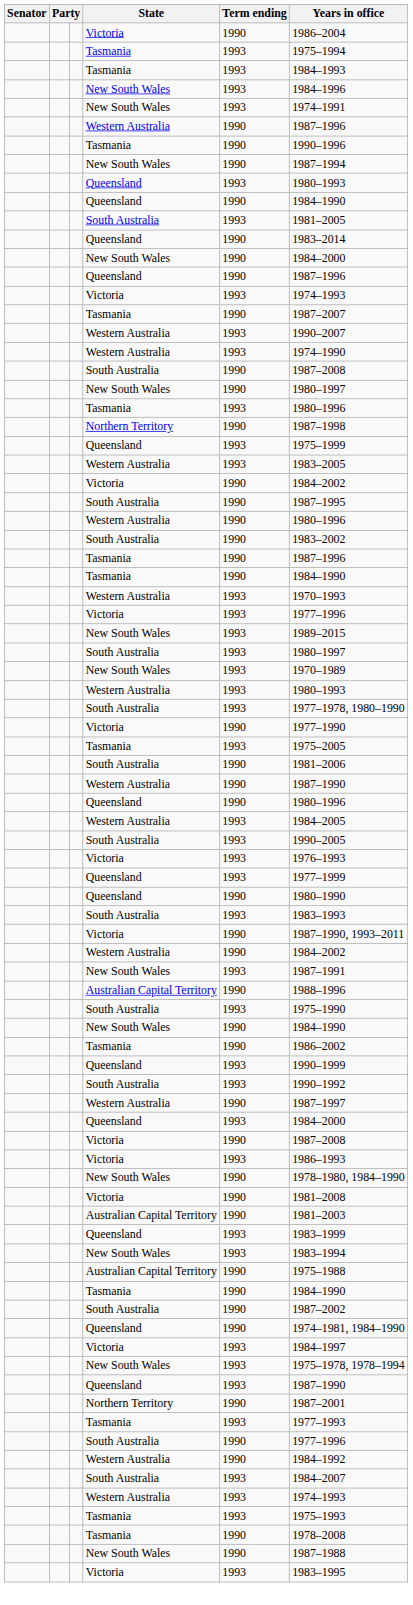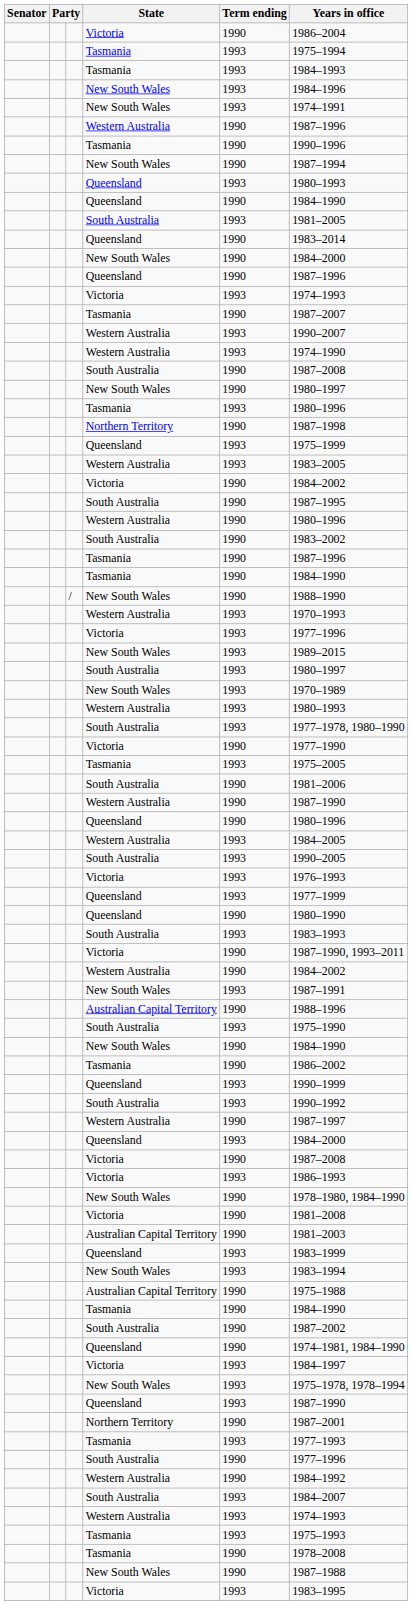+ row: (70, 595)
